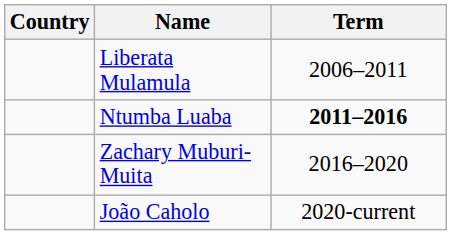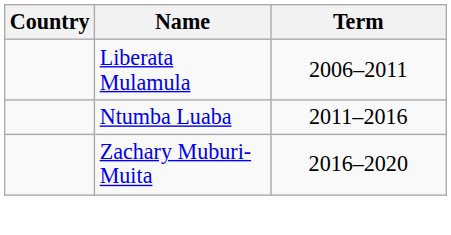(358, 116) bold -> (358, 116) normal
- row: (155, 211)
